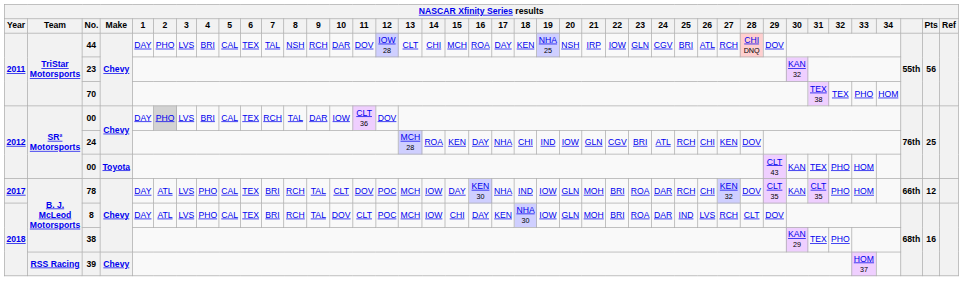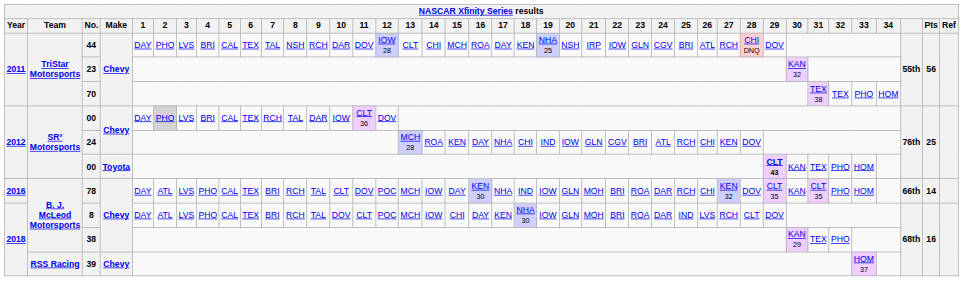(775, 166) normal -> (775, 167) bold
(16, 191) 2017 -> (16, 191) 2016
(931, 191) 12 -> (931, 191) 14
